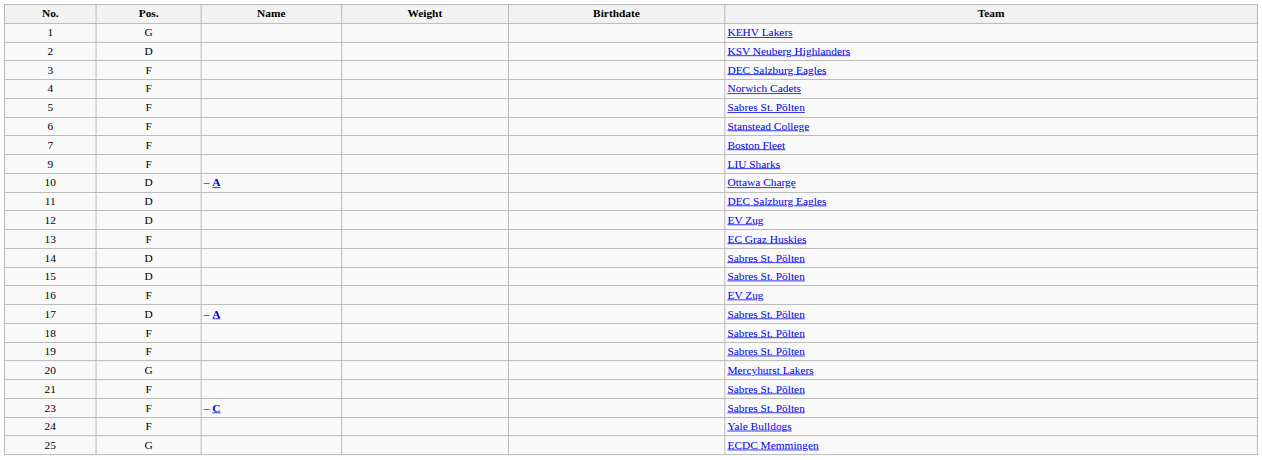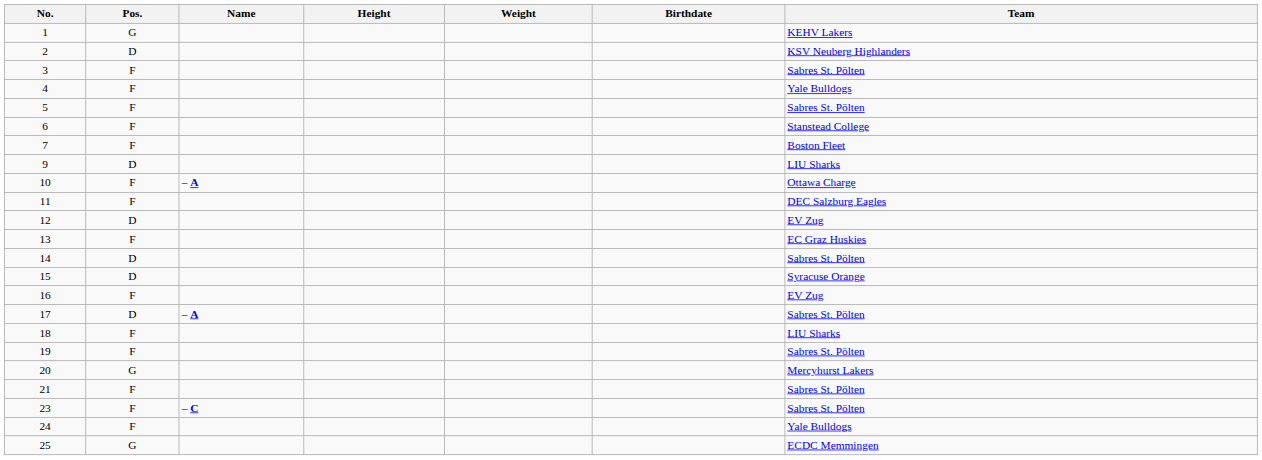+ column: (374, 14)
(777, 70) DEC Salzburg Eagles -> (826, 70) Sabres St. Pölten
(764, 89) Norwich Cadets -> (819, 89) Yale Bulldogs
(149, 164) F -> (132, 164) D
(149, 183) D -> (132, 183) F
(149, 201) D -> (132, 201) F
(766, 276) Sabres St. Pölten -> (826, 276) Syracuse Orange
(766, 333) Sabres St. Pölten -> (814, 333) LIU Sharks
